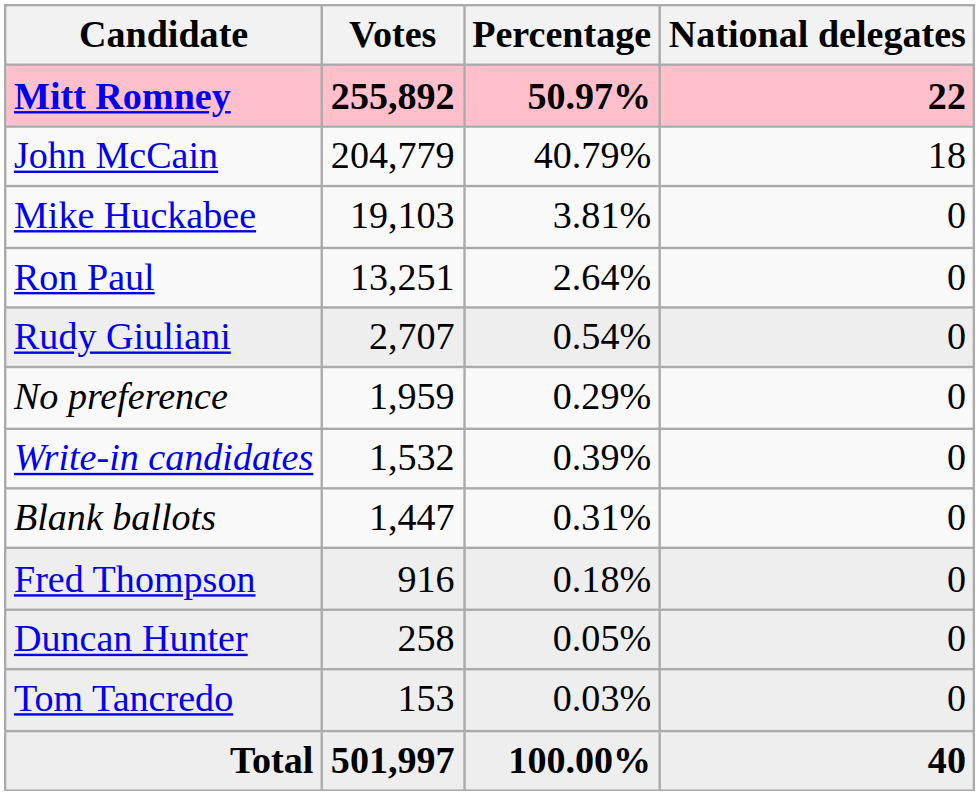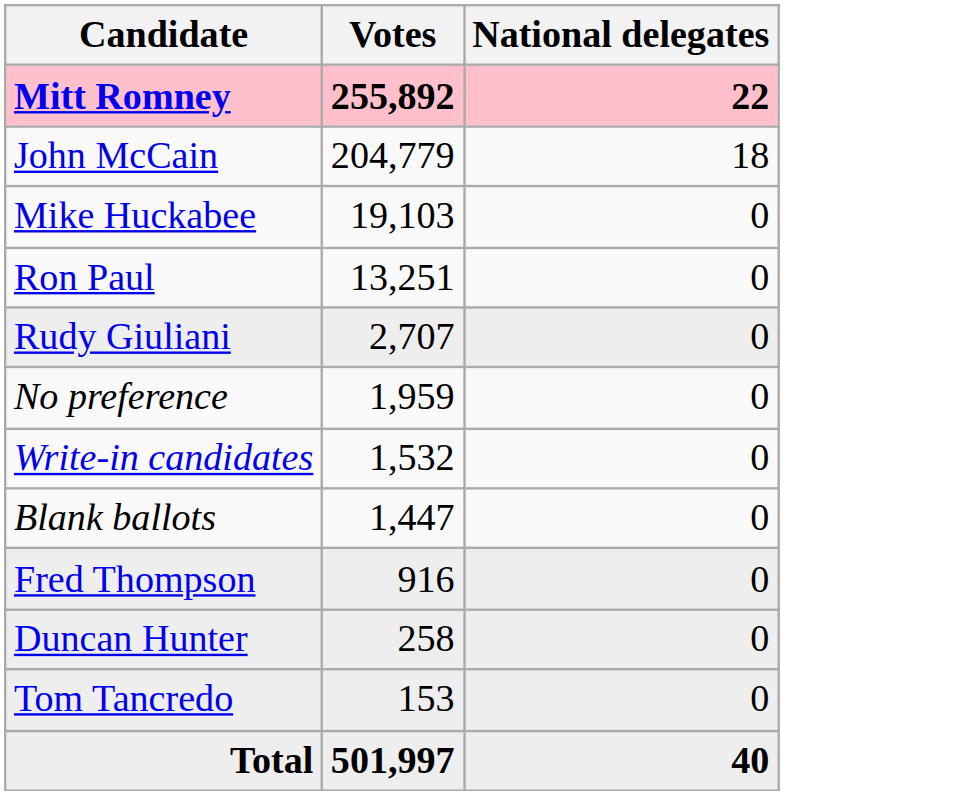- column: (562, 34)
